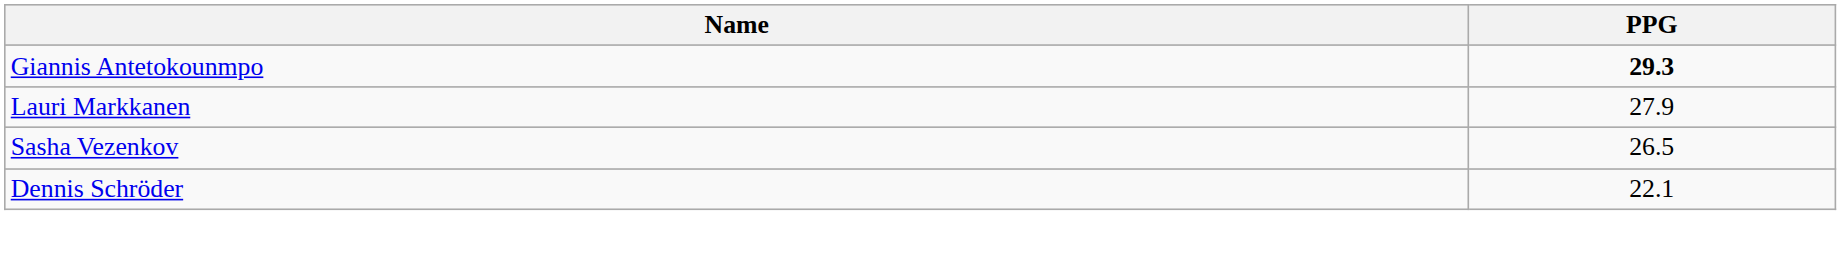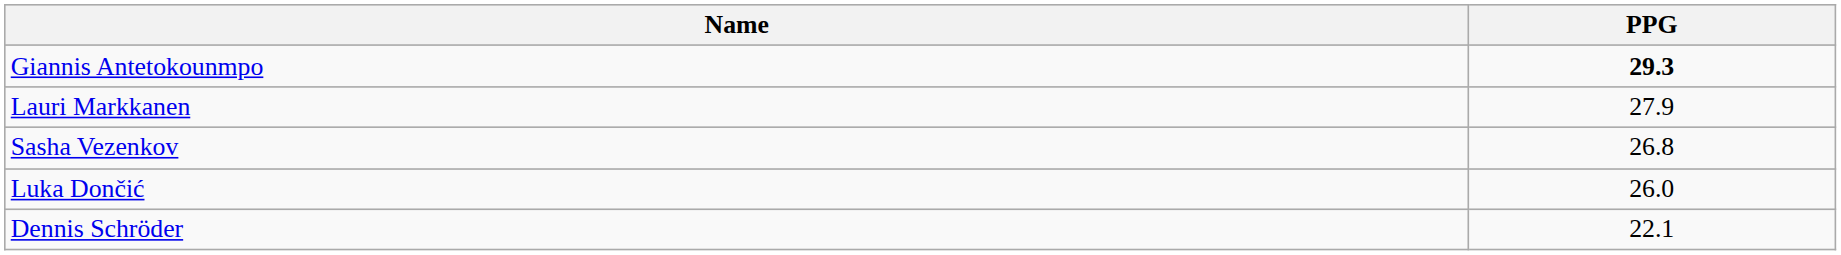(1652, 147) 26.5 -> (1652, 147) 26.8
+ row: (78, 188)
